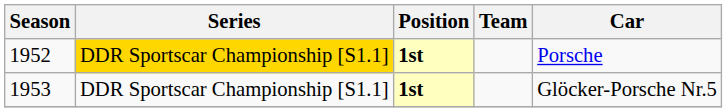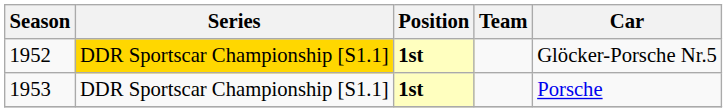(570, 55) Porsche -> (627, 55) Glöcker-Porsche Nr.5
(627, 89) Glöcker-Porsche Nr.5 -> (570, 89) Porsche
